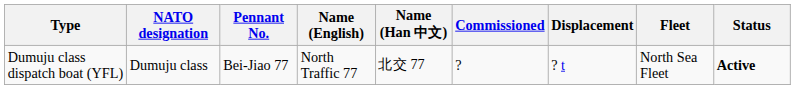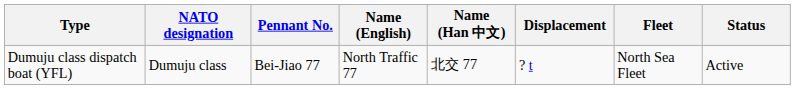- column: (500, 25)
(736, 65) bold -> (724, 65) normal
